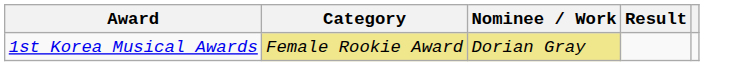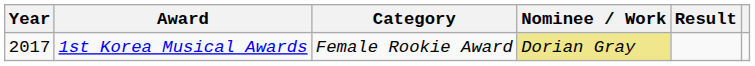+ column: (30, 19)
(365, 47) khaki background -> (414, 47) no background
